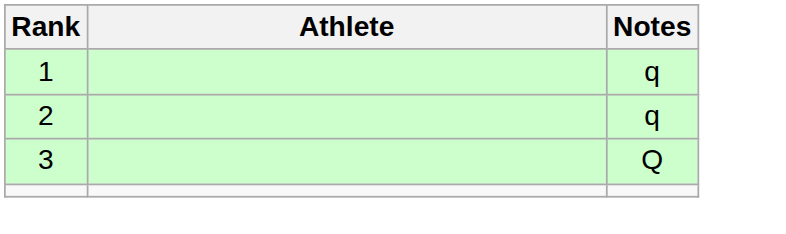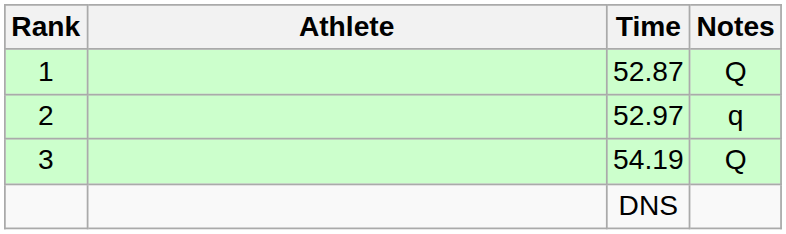+ column: (648, 26)
(652, 71) q -> (736, 71) Q
